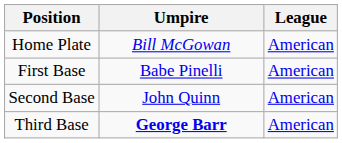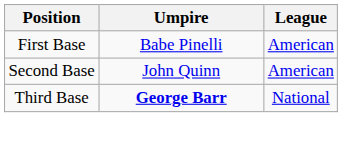- row: (52, 44)
(301, 124) American -> (301, 97) National
